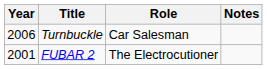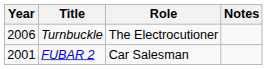(149, 34) Car Salesman -> (163, 34) The Electrocutioner
(163, 54) The Electrocutioner -> (149, 54) Car Salesman
